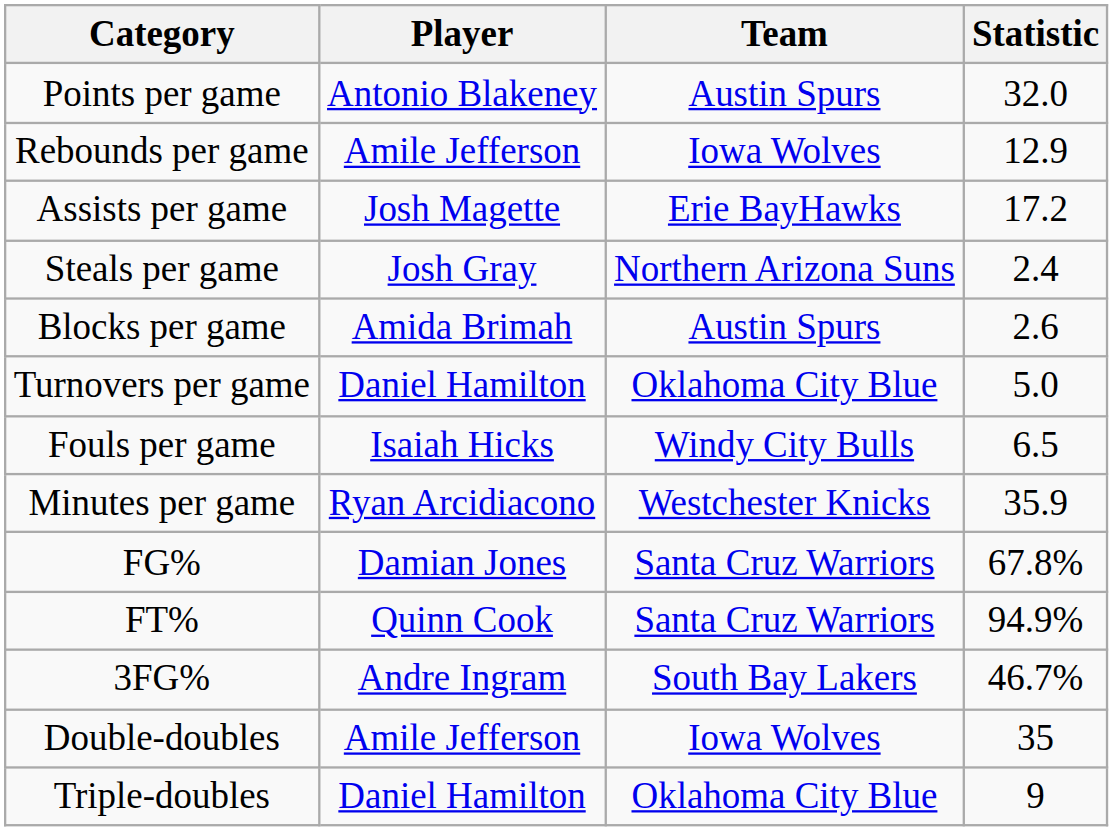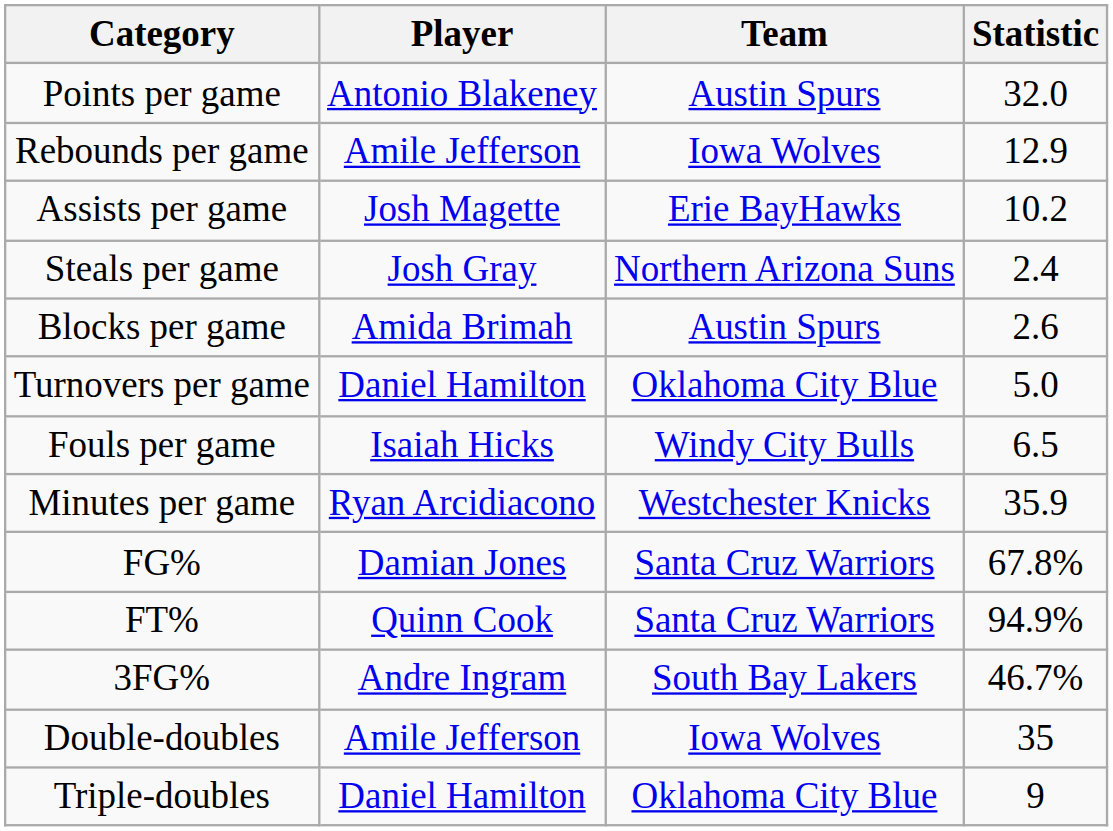(1036, 209) 17.2 -> (1036, 209) 10.2
